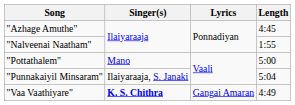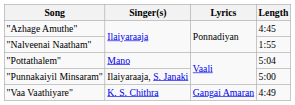(267, 60) 5:00 -> (267, 60) 5:04
(267, 76) 5:04 -> (267, 76) 5:00
(135, 92) bold -> (133, 92) normal
